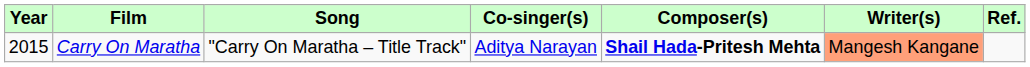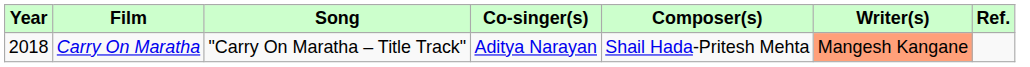(29, 47) 2015 -> (29, 47) 2018
(713, 47) bold -> (707, 47) normal
